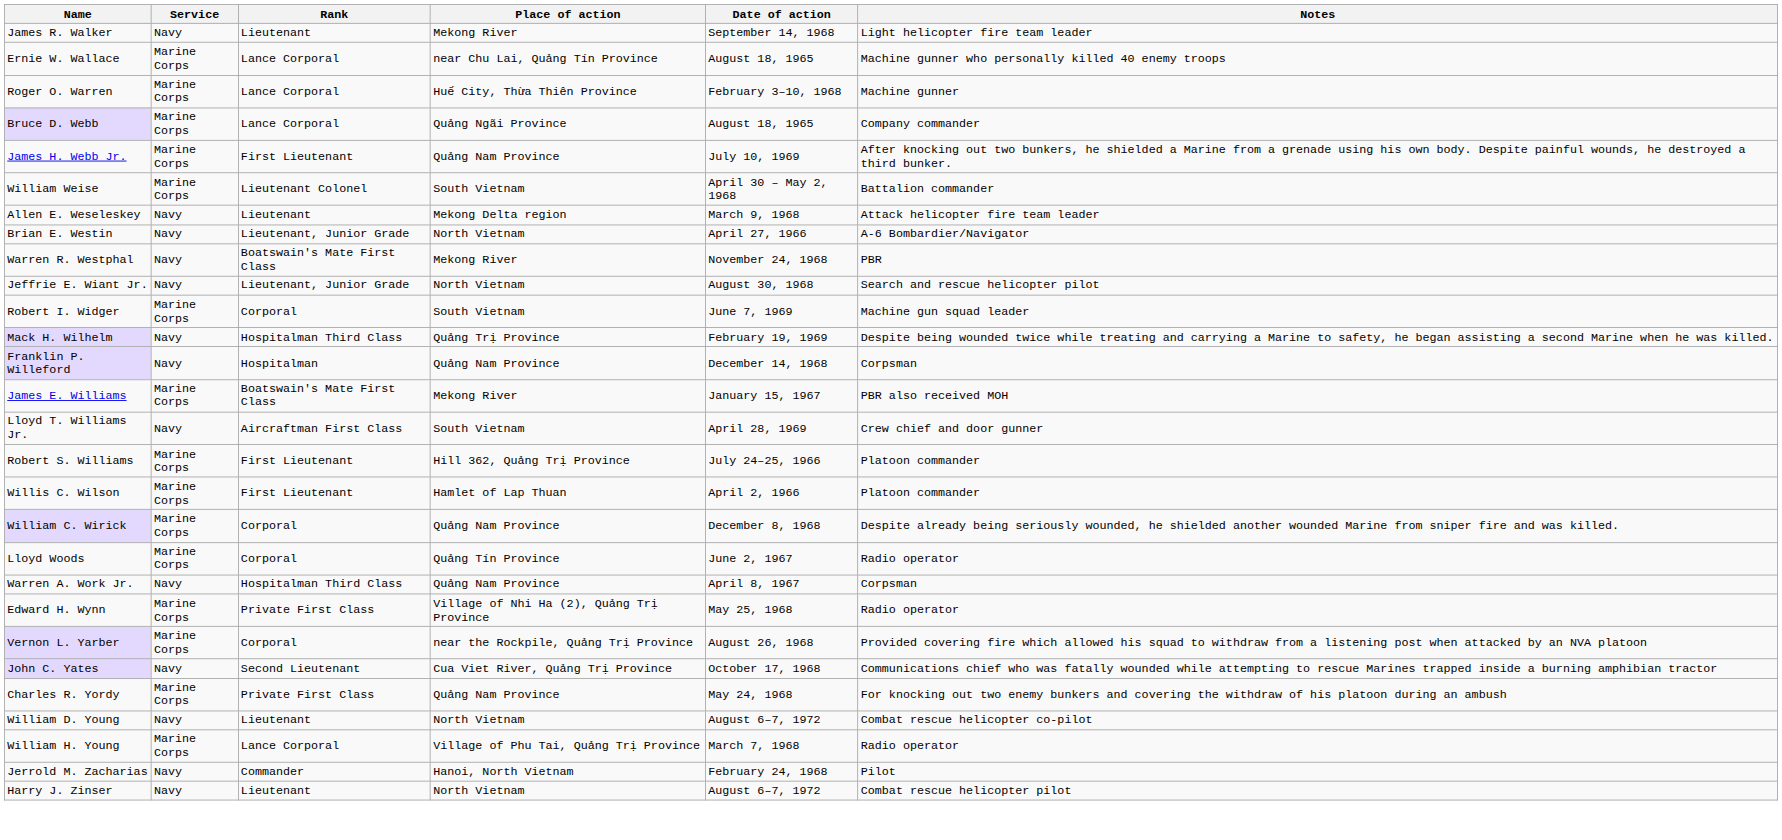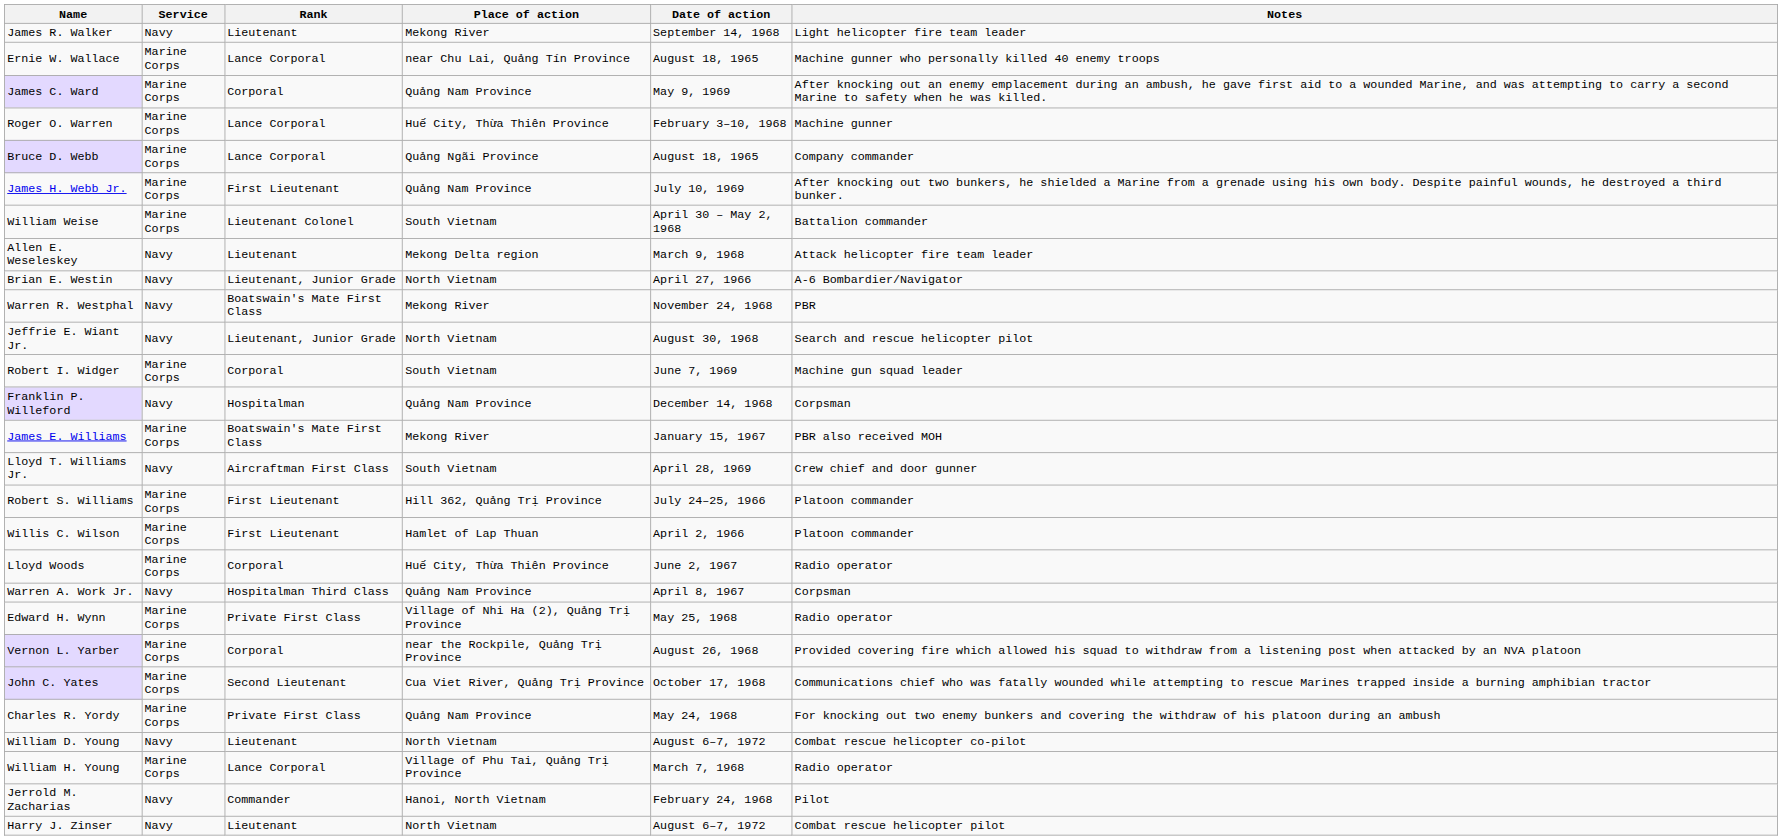+ row: (53, 91)
- row: (60, 337)
- row: (67, 526)
(496, 559) Quảng Tín Province -> (507, 566) Huế City, Thừa Thiên Province
(168, 669) Navy -> (166, 683) Marine Corps
